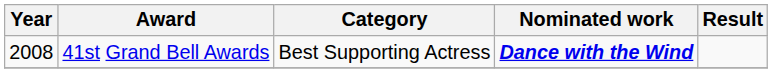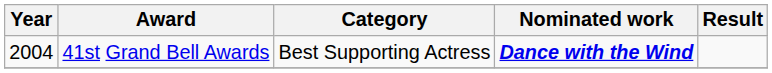(31, 51) 2008 -> (31, 51) 2004
